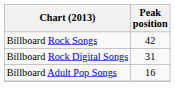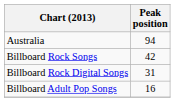+ row: (25, 40)
